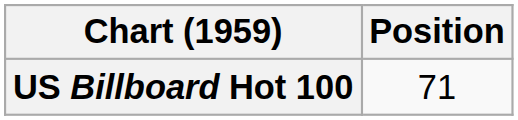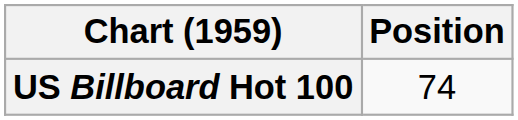(437, 86) 71 -> (437, 86) 74
